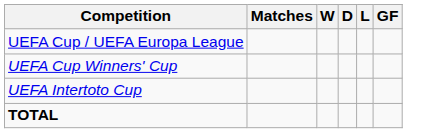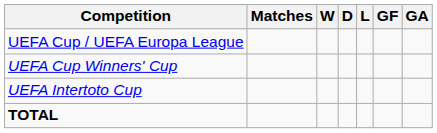+ column: (417, 16)
